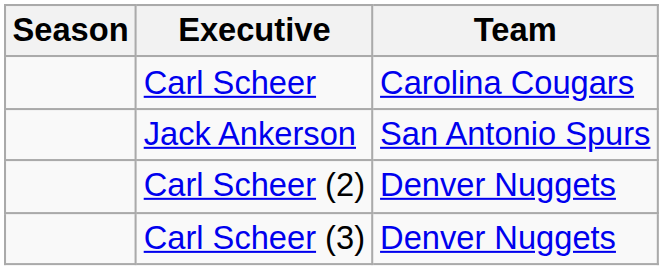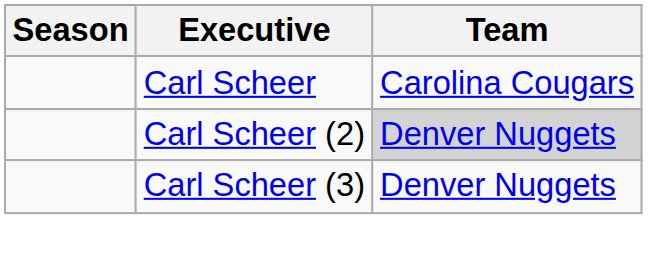- row: (250, 133)
(498, 185) no background -> (498, 133) lightgrey background
